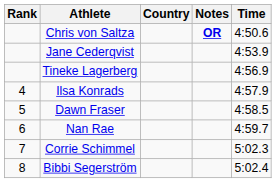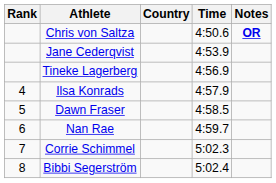columns swapped: (251, 14) <-> (212, 14)
